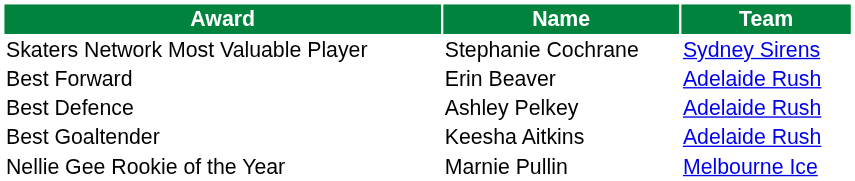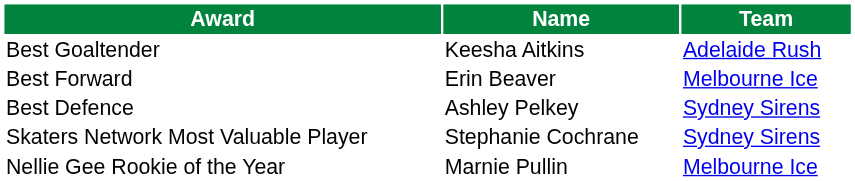rows swapped: (187, 49) <-> (83, 137)
(752, 78) Adelaide Rush -> (750, 78) Melbourne Ice
(752, 108) Adelaide Rush -> (752, 108) Sydney Sirens
